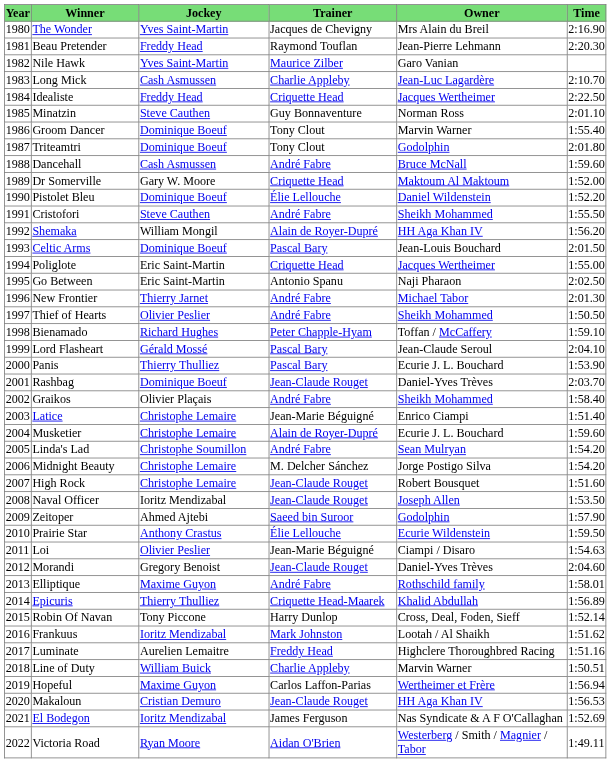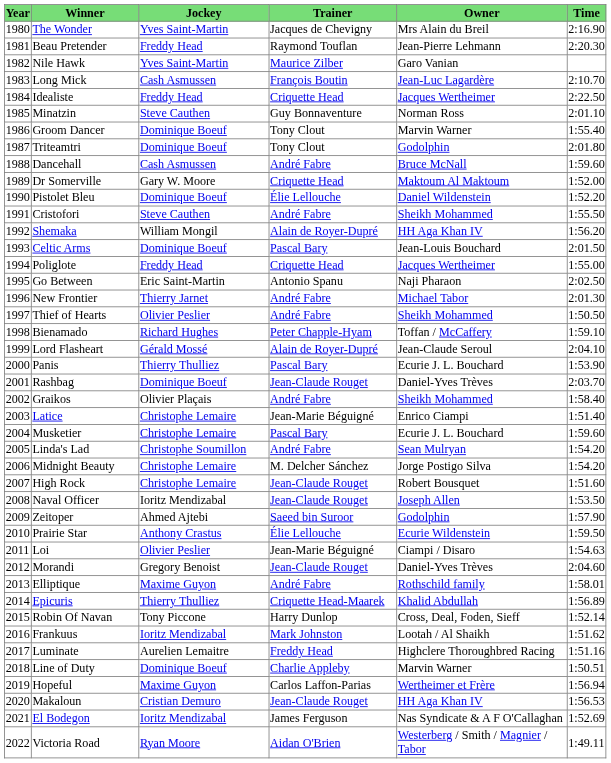(310, 80) Charlie Appleby -> (309, 80) François Boutin
(182, 264) Eric Saint-Martin -> (171, 264) Freddy Head
(299, 348) Pascal Bary -> (324, 348) Alain de Royer-Dupré
(324, 432) Alain de Royer-Dupré -> (299, 432) Pascal Bary
(175, 668) William Buick -> (183, 668) Dominique Boeuf
